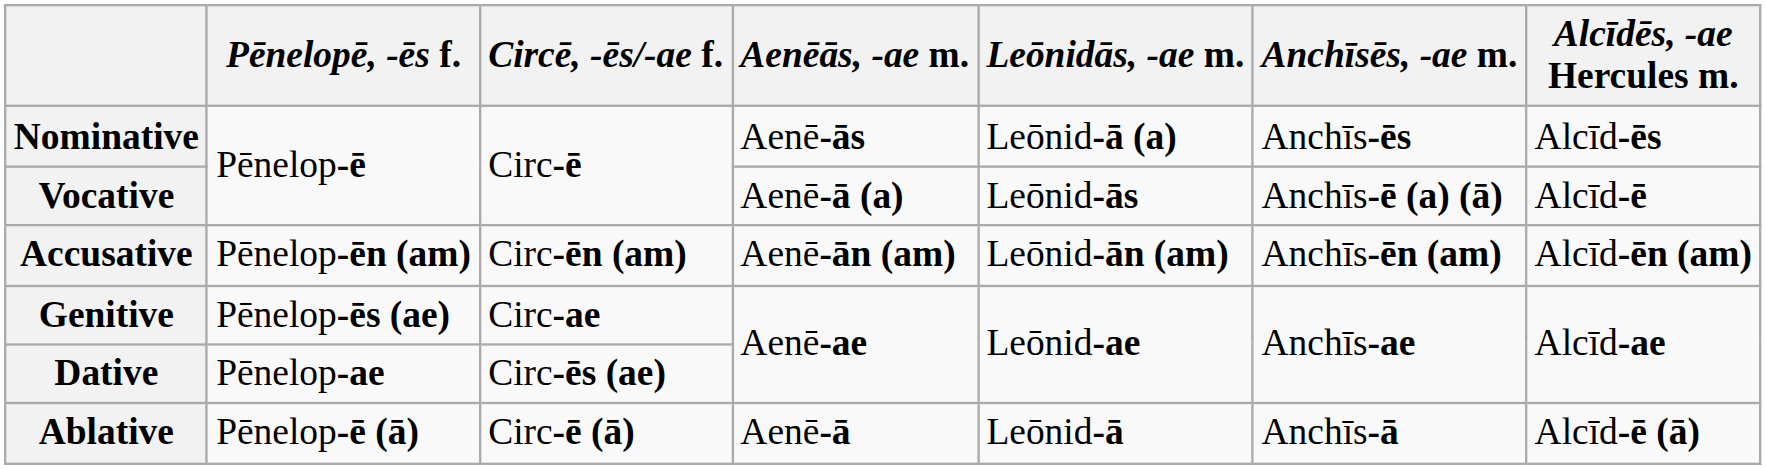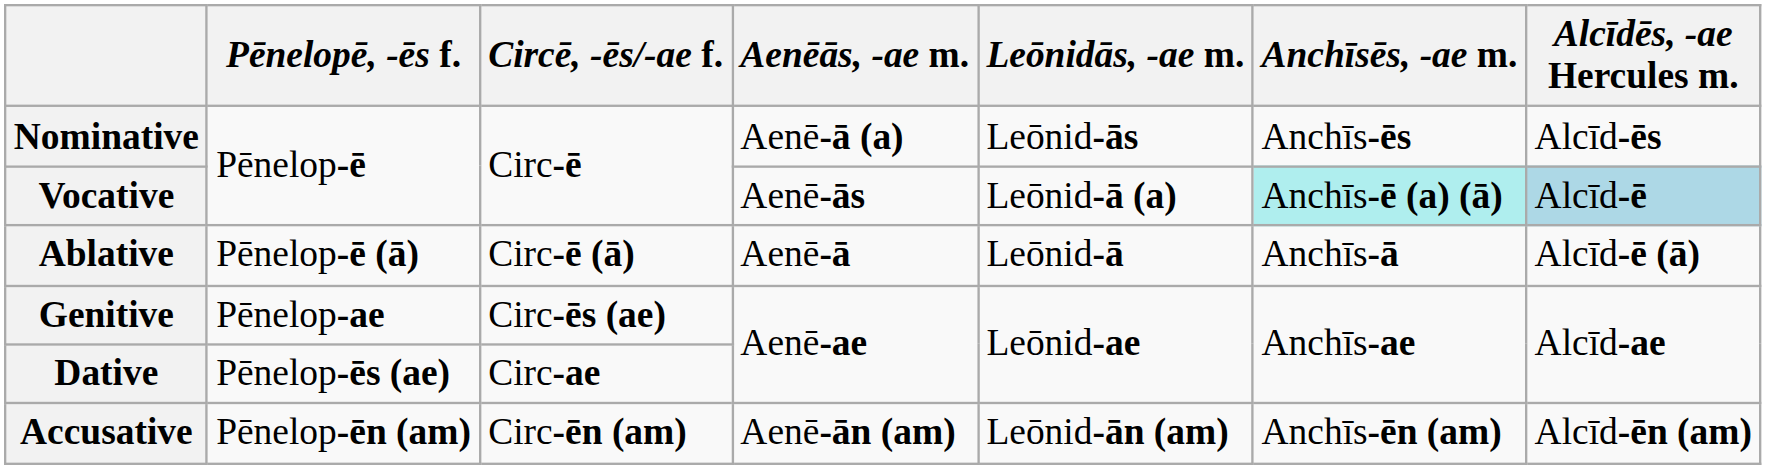(803, 135) Aenē-ās -> (822, 135) Aenē-ā (a)
(1082, 135) Leōnid-ā (a) -> (1062, 135) Leōnid-ās
(822, 195) Aenē-ā (a) -> (803, 195) Aenē-ās
(1062, 195) Leōnid-ās -> (1082, 195) Leōnid-ā (a)
(1382, 195) no background -> (1382, 195) paleturquoise background
(1591, 195) no background -> (1591, 195) lightblue background
rows swapped: (106, 254) <-> (106, 432)
(333, 313) Pēnelop-ēs (ae) -> (300, 313) Pēnelop-ae
(544, 313) Circ-ae -> (577, 313) Circ-ēs (ae)
(300, 373) Pēnelop-ae -> (333, 373) Pēnelop-ēs (ae)
(577, 373) Circ-ēs (ae) -> (544, 373) Circ-ae
